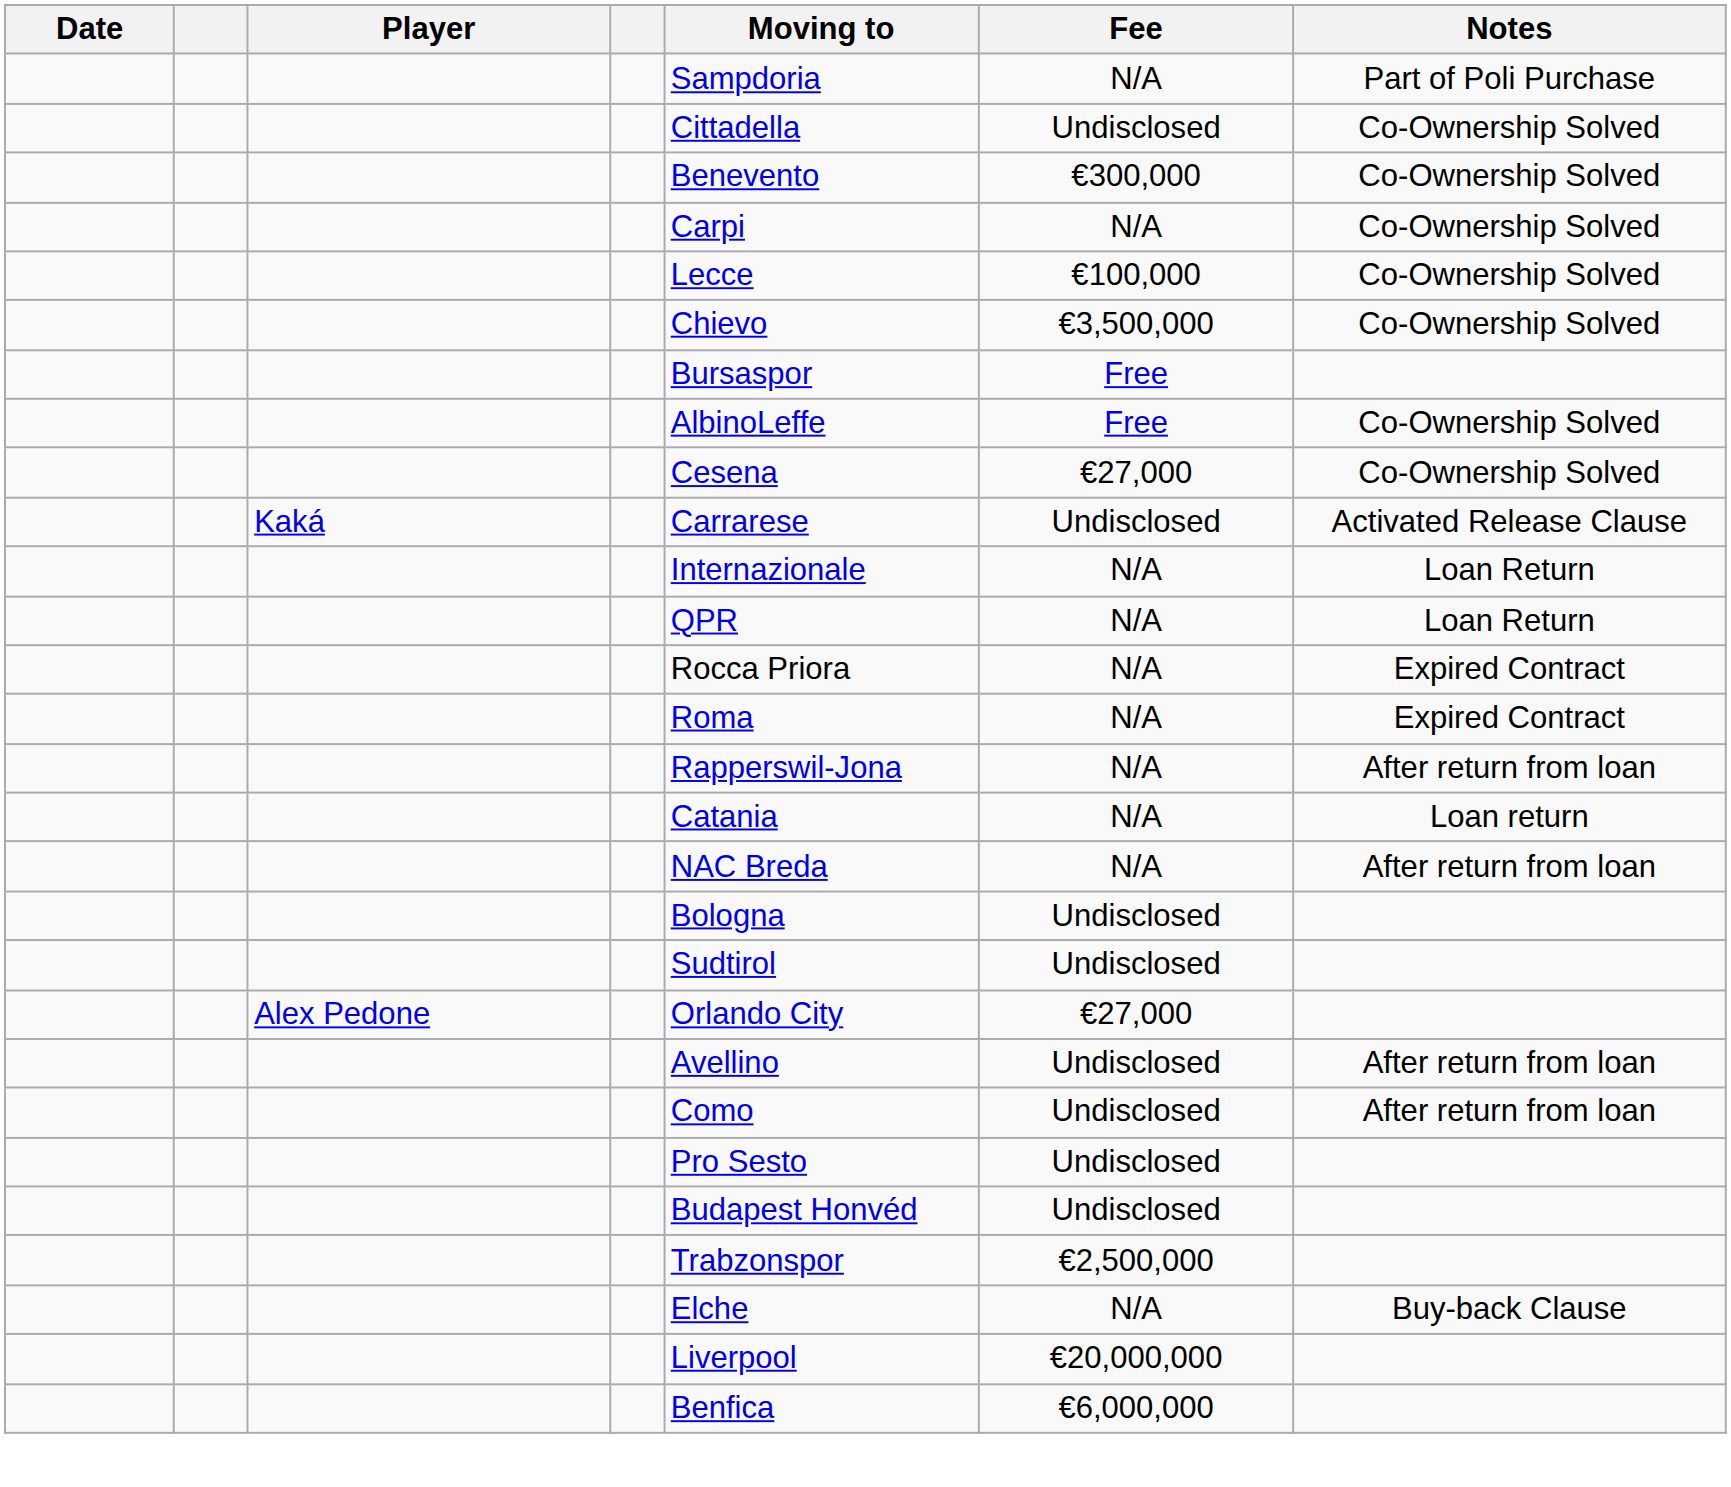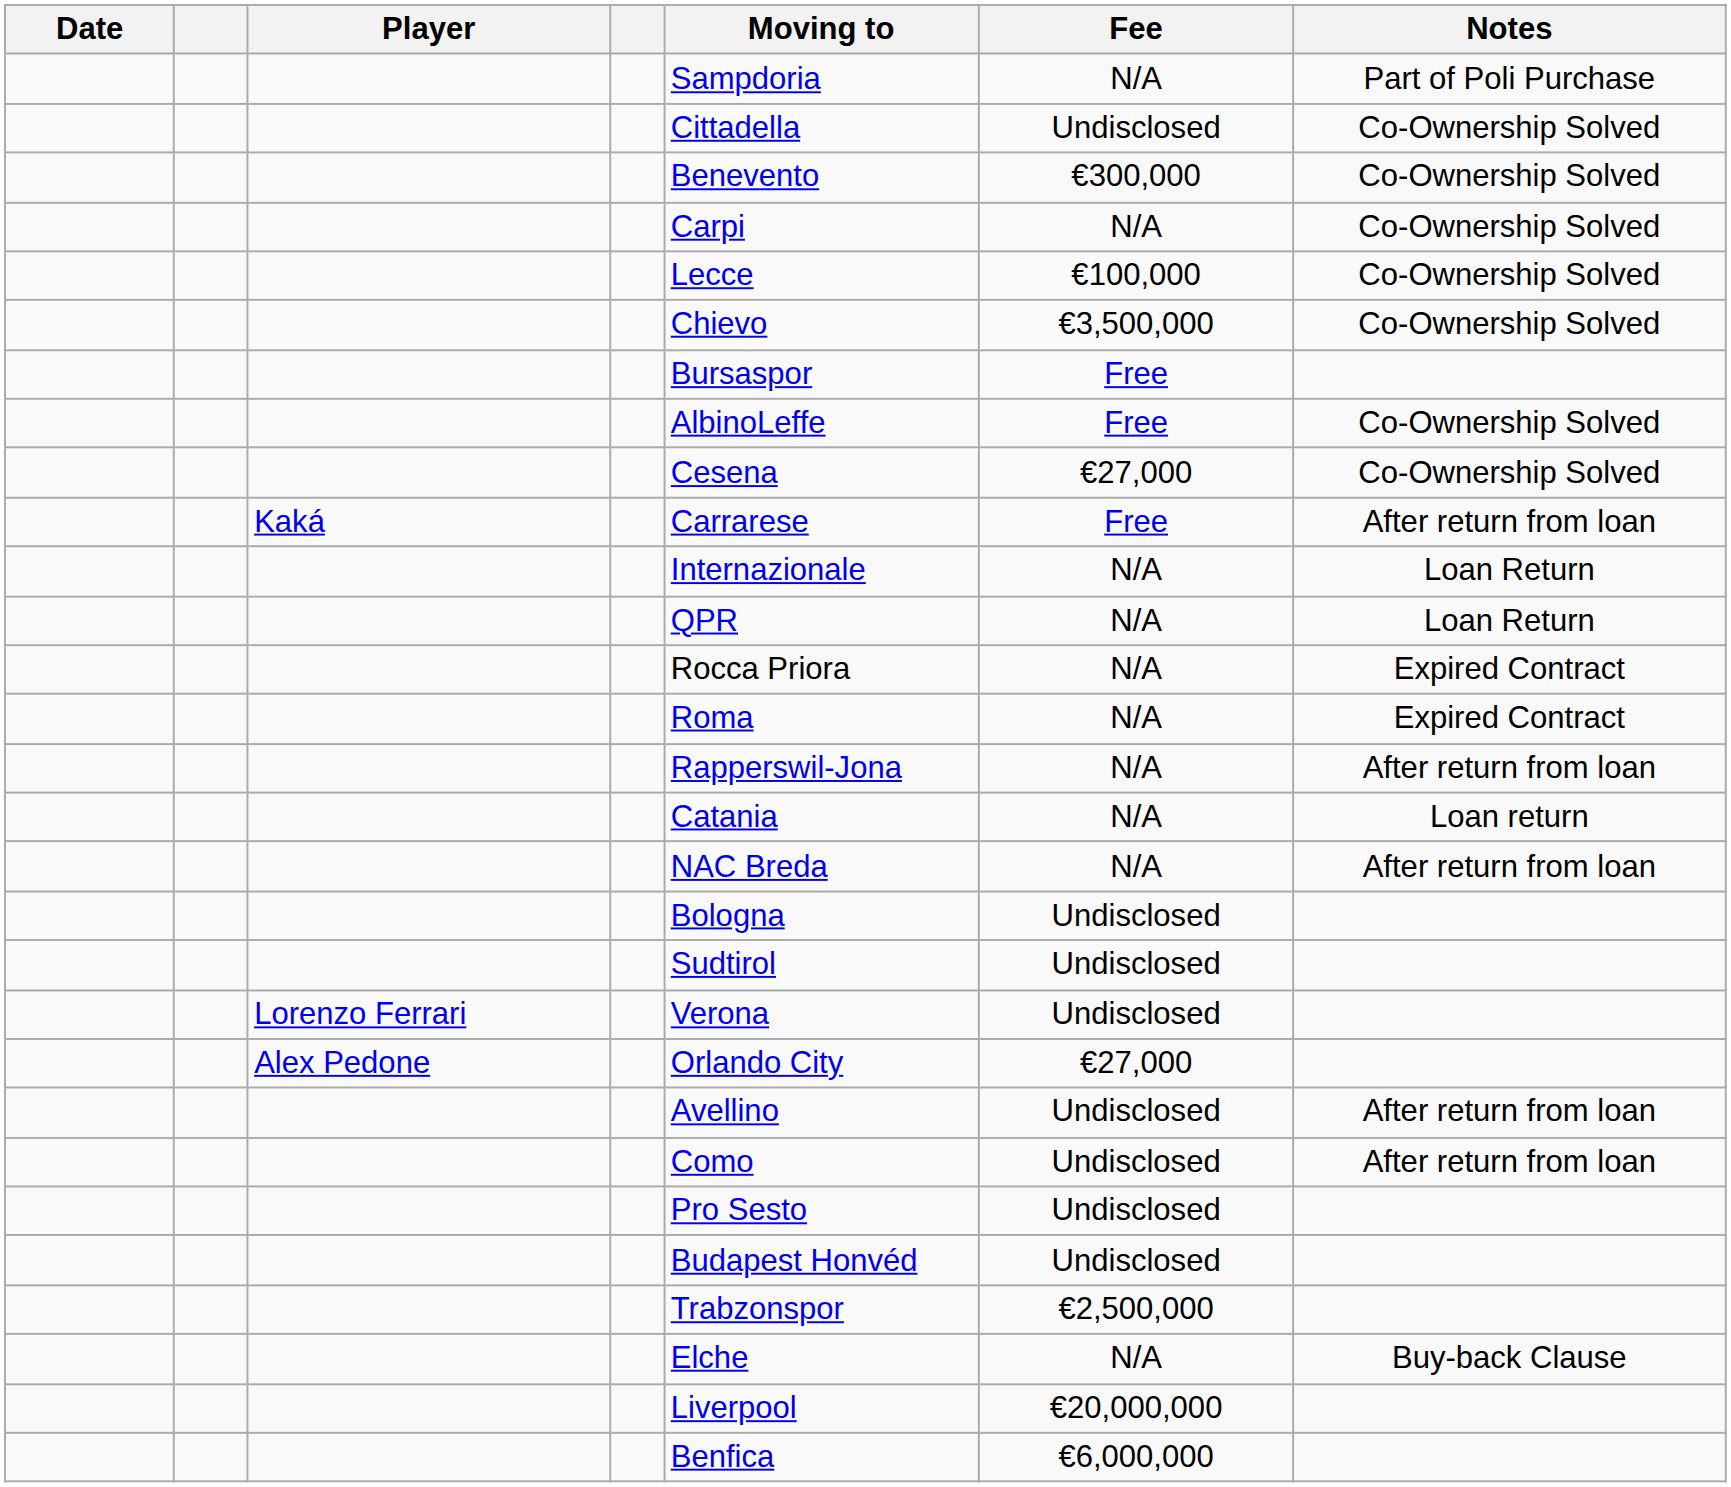(1136, 521) Undisclosed -> (1136, 521) Free
(1509, 521) Activated Release Clause -> (1509, 521) After return from loan
+ row: (90, 1014)
